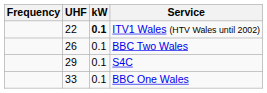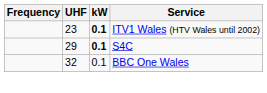(71, 29) 22 -> (71, 29) 23
- row: (150, 46)
(99, 63) normal -> (99, 46) bold
(71, 79) 33 -> (71, 63) 32
